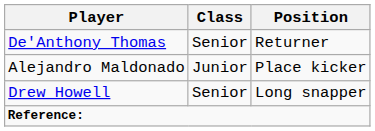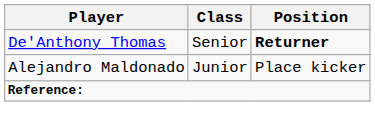(292, 42) normal -> (292, 42) bold
- row: (59, 93)
